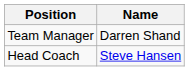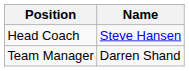rows swapped: (43, 55) <-> (51, 35)
